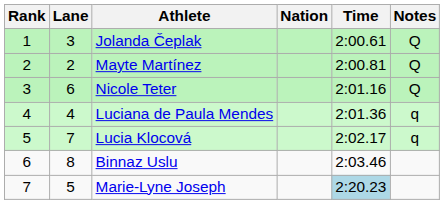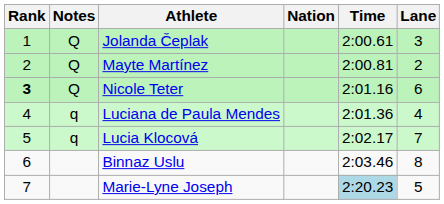columns swapped: (71, 16) <-> (415, 16)
(27, 89) normal -> (27, 89) bold
